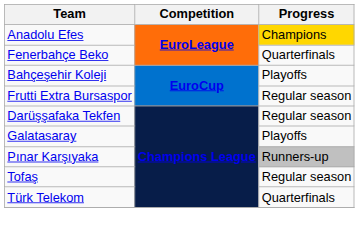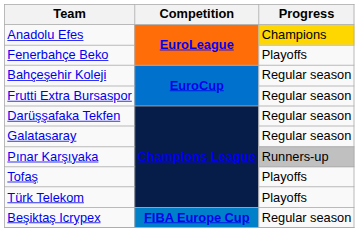(298, 55) Quarterfinals -> (284, 55) Playoffs
(284, 75) Playoffs -> (307, 75) Regular season
(284, 136) Playoffs -> (307, 136) Regular season
(307, 177) Regular season -> (284, 177) Playoffs
(298, 197) Quarterfinals -> (284, 197) Playoffs
+ row: (54, 217)
